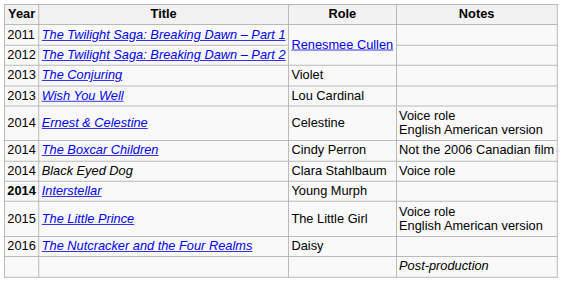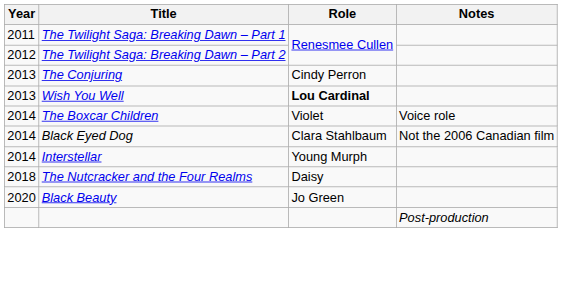(307, 75) Violet -> (329, 75) Cindy Perron
(328, 95) normal -> (331, 95) bold
- row: (95, 123)
(329, 150) Cindy Perron -> (307, 116) Violet
(477, 150) Not the 2006 Canadian film -> (427, 116) Voice role
(427, 171) Voice role -> (477, 136) Not the 2006 Canadian film
(22, 191) bold -> (22, 156) normal
- row: (88, 218)
(22, 246) 2016 -> (22, 177) 2018
+ row: (79, 197)
